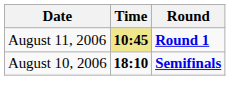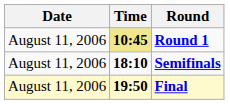(57, 63) August 10, 2006 -> (57, 63) August 11, 2006
+ row: (171, 87)
